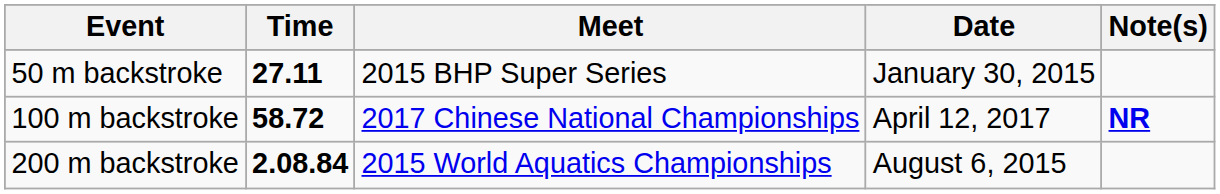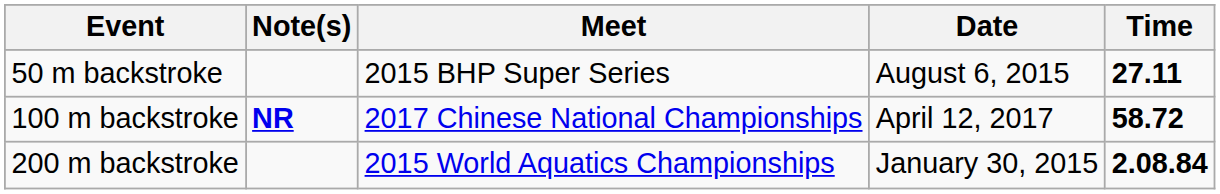columns swapped: (300, 27) <-> (1158, 27)
(984, 73) January 30, 2015 -> (973, 73) August 6, 2015
(970, 164) August 6, 2015 -> (987, 164) January 30, 2015
